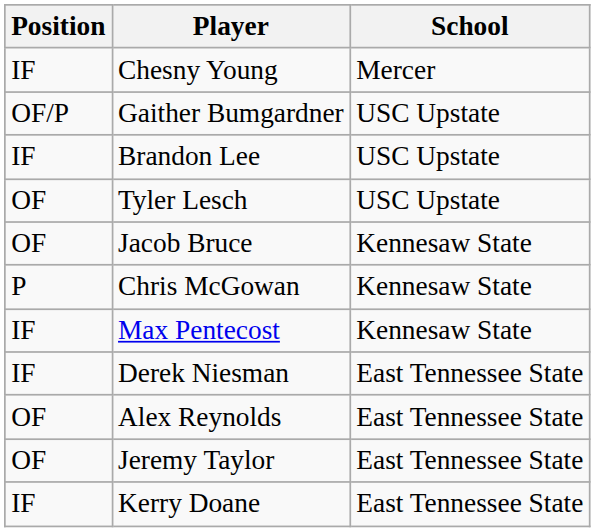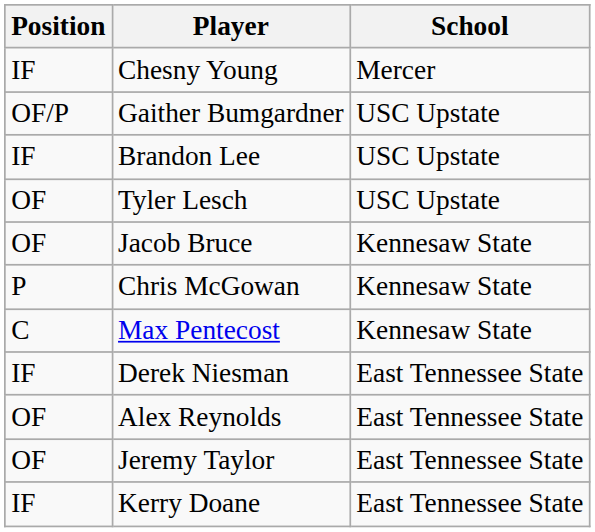(23, 329) IF -> (20, 329) C
